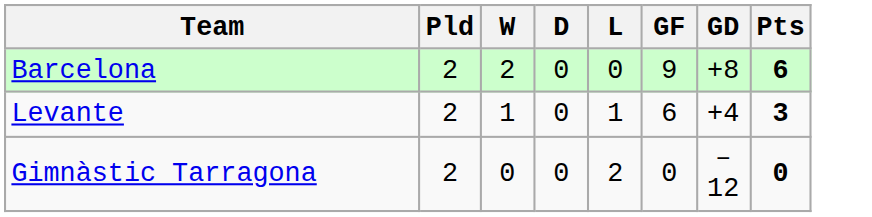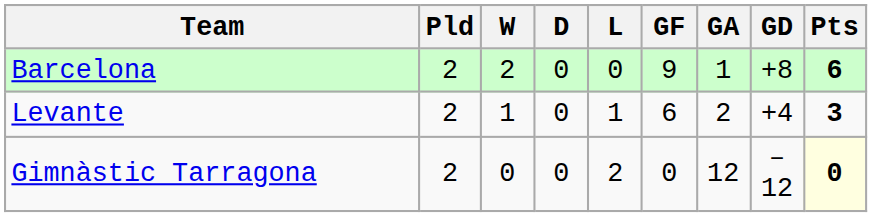+ column: (723, 27)
(781, 173) no background -> (835, 173) lightyellow background
